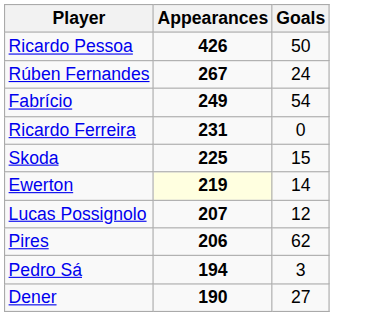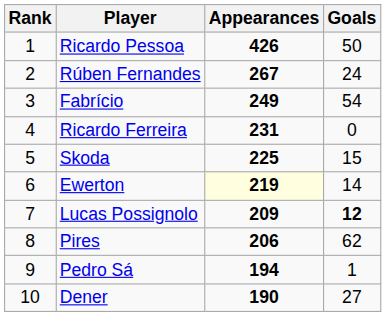+ column: (30, 18)
(213, 213) 207 -> (264, 213) 209
(301, 213) normal -> (352, 213) bold
(301, 269) 3 -> (352, 269) 1
